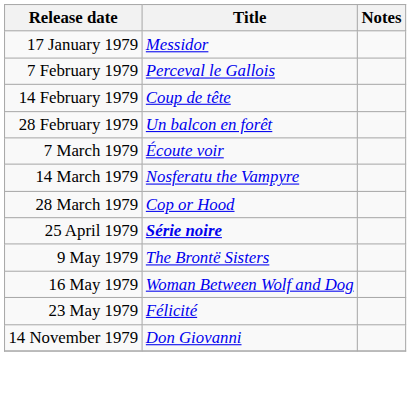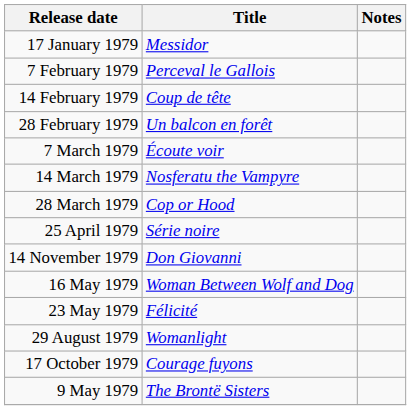(184, 230) bold -> (183, 230) normal
rows swapped: (98, 257) <-> (73, 337)
+ row: (85, 337)
+ row: (82, 364)
